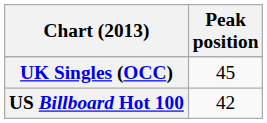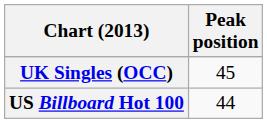(226, 103) 42 -> (226, 103) 44
